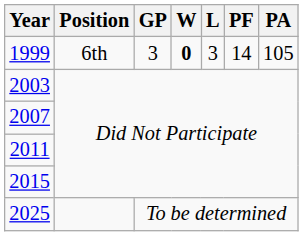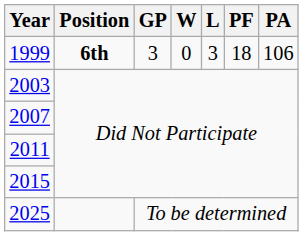(94, 52) normal -> (94, 52) bold
(186, 52) bold -> (186, 52) normal
(241, 52) 14 -> (241, 52) 18
(278, 52) 105 -> (278, 52) 106
